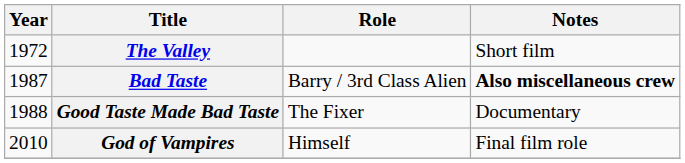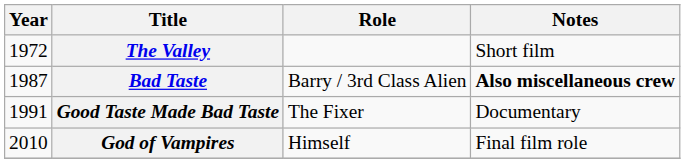(28, 111) 1988 -> (28, 111) 1991
